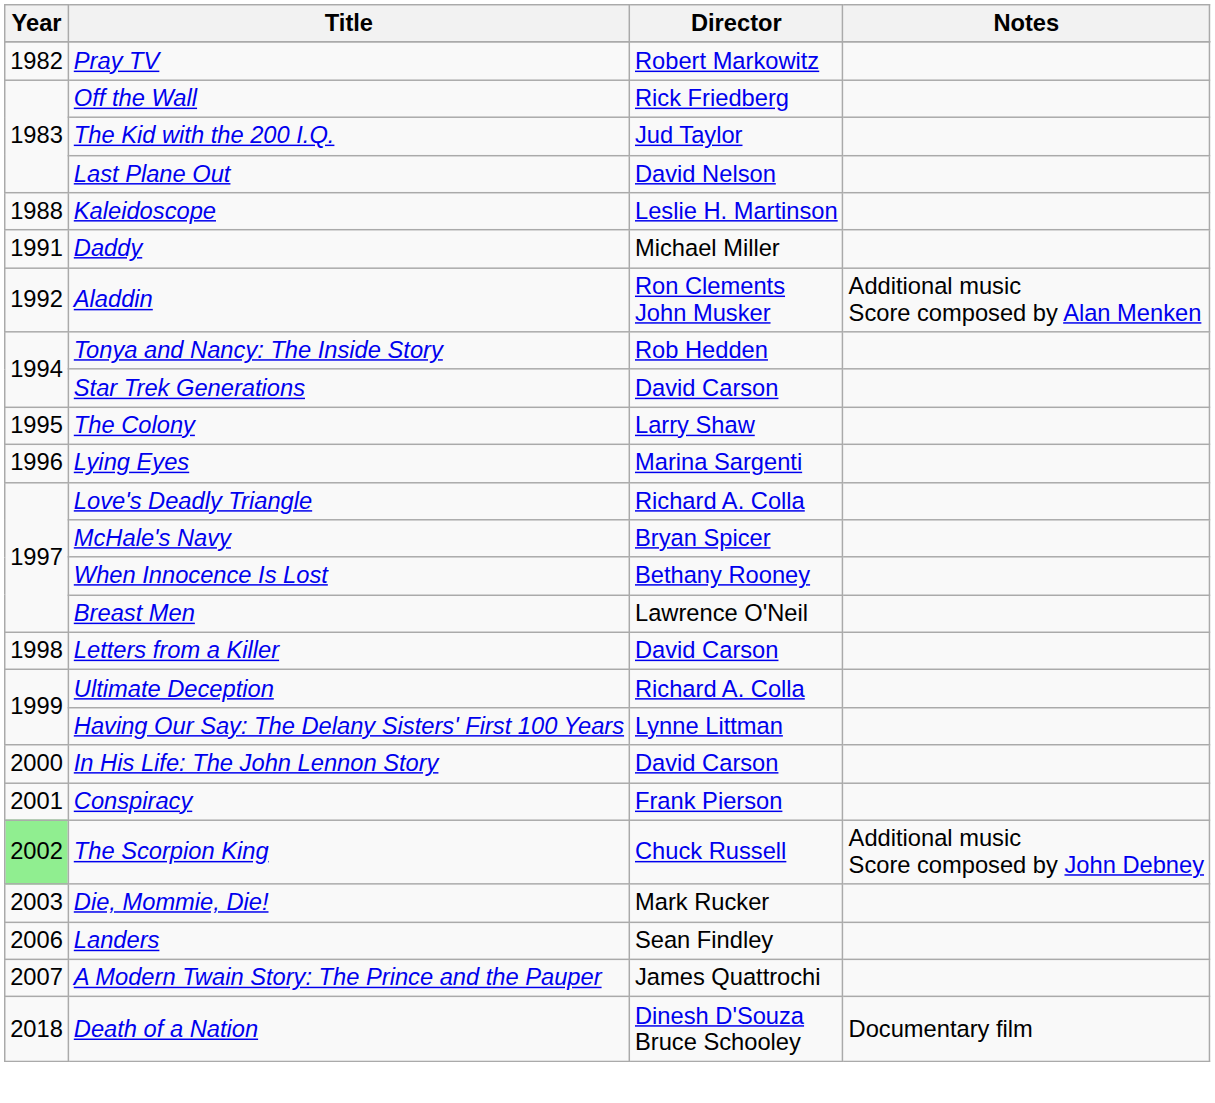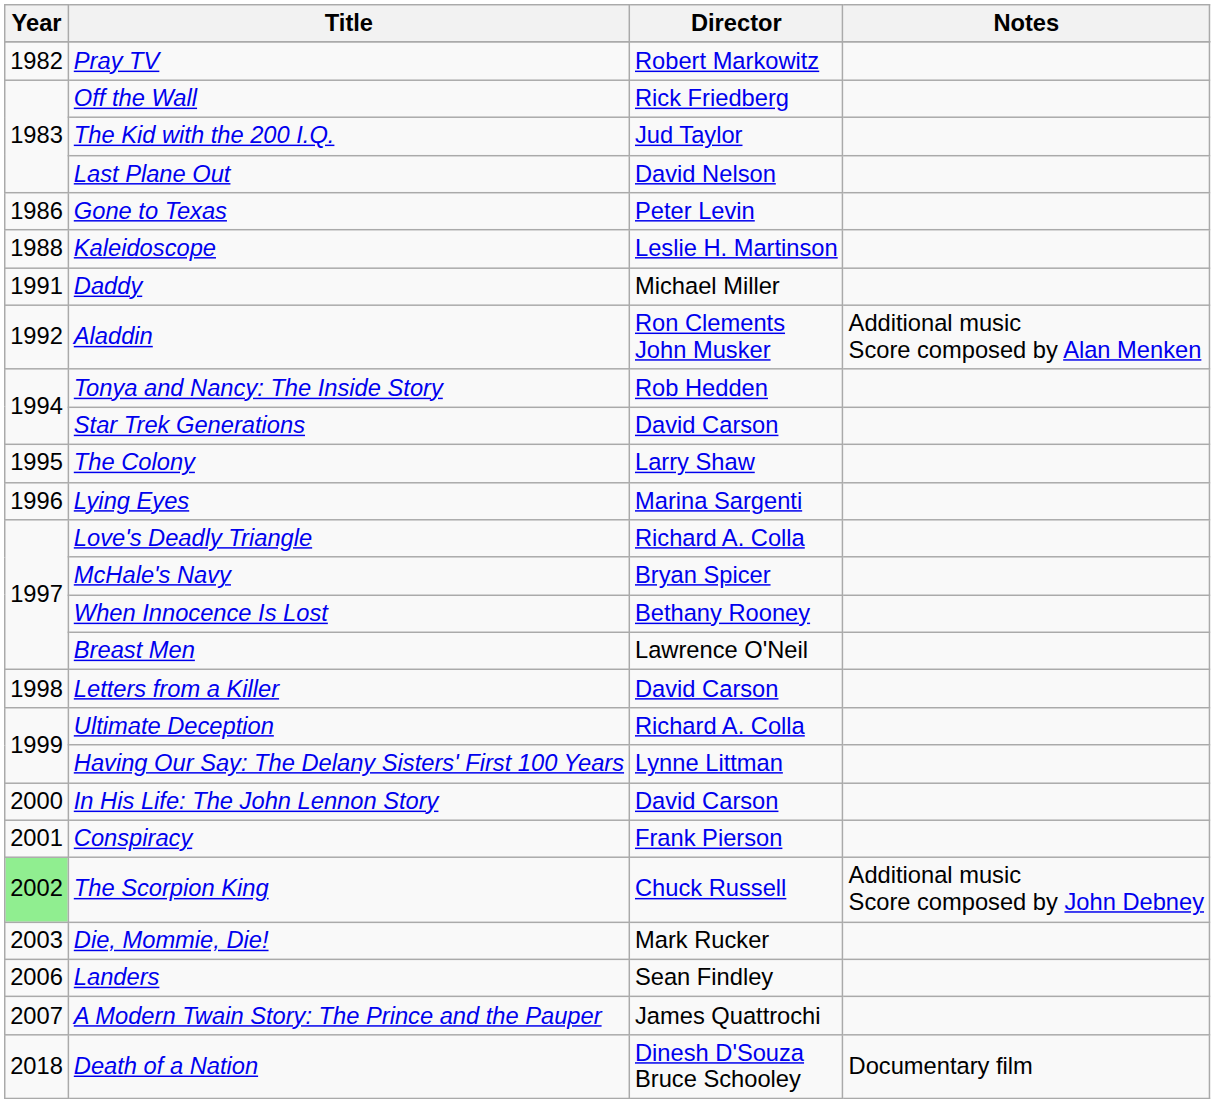+ row: (150, 211)
